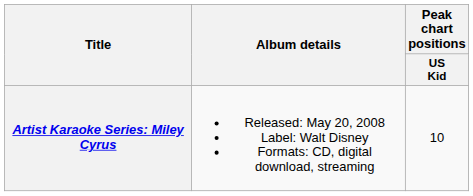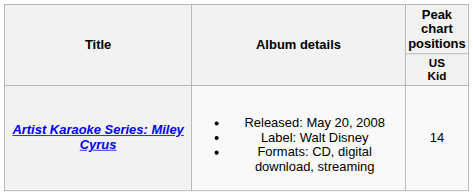(437, 137) 10 -> (437, 137) 14
